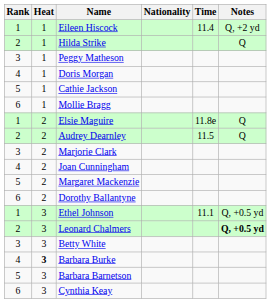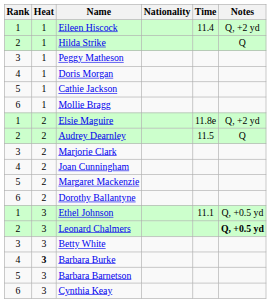(242, 120) Q -> (242, 120) Q, +2 yd
